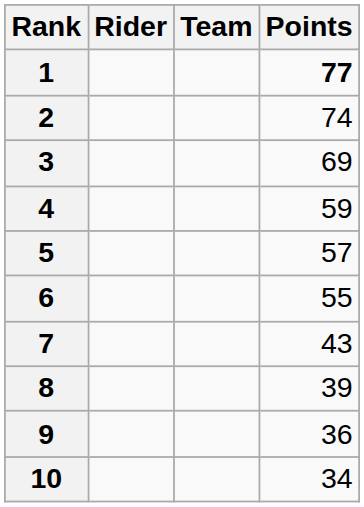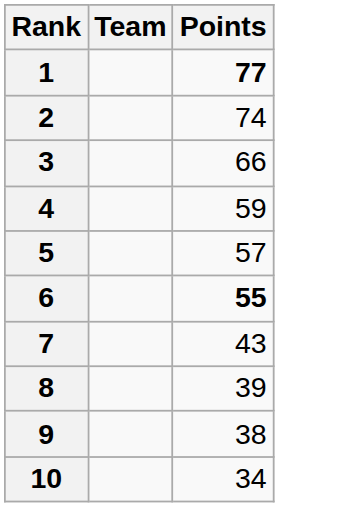- column: (131, 27)
(337, 162) 69 -> (251, 162) 66
(337, 298) normal -> (251, 298) bold
(337, 433) 36 -> (251, 433) 38
